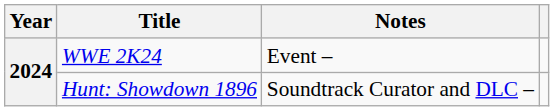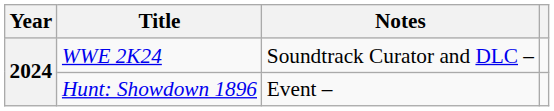(300, 55) Event – -> (400, 55) Soundtrack Curator and DLC –
(400, 88) Soundtrack Curator and DLC – -> (300, 88) Event –
